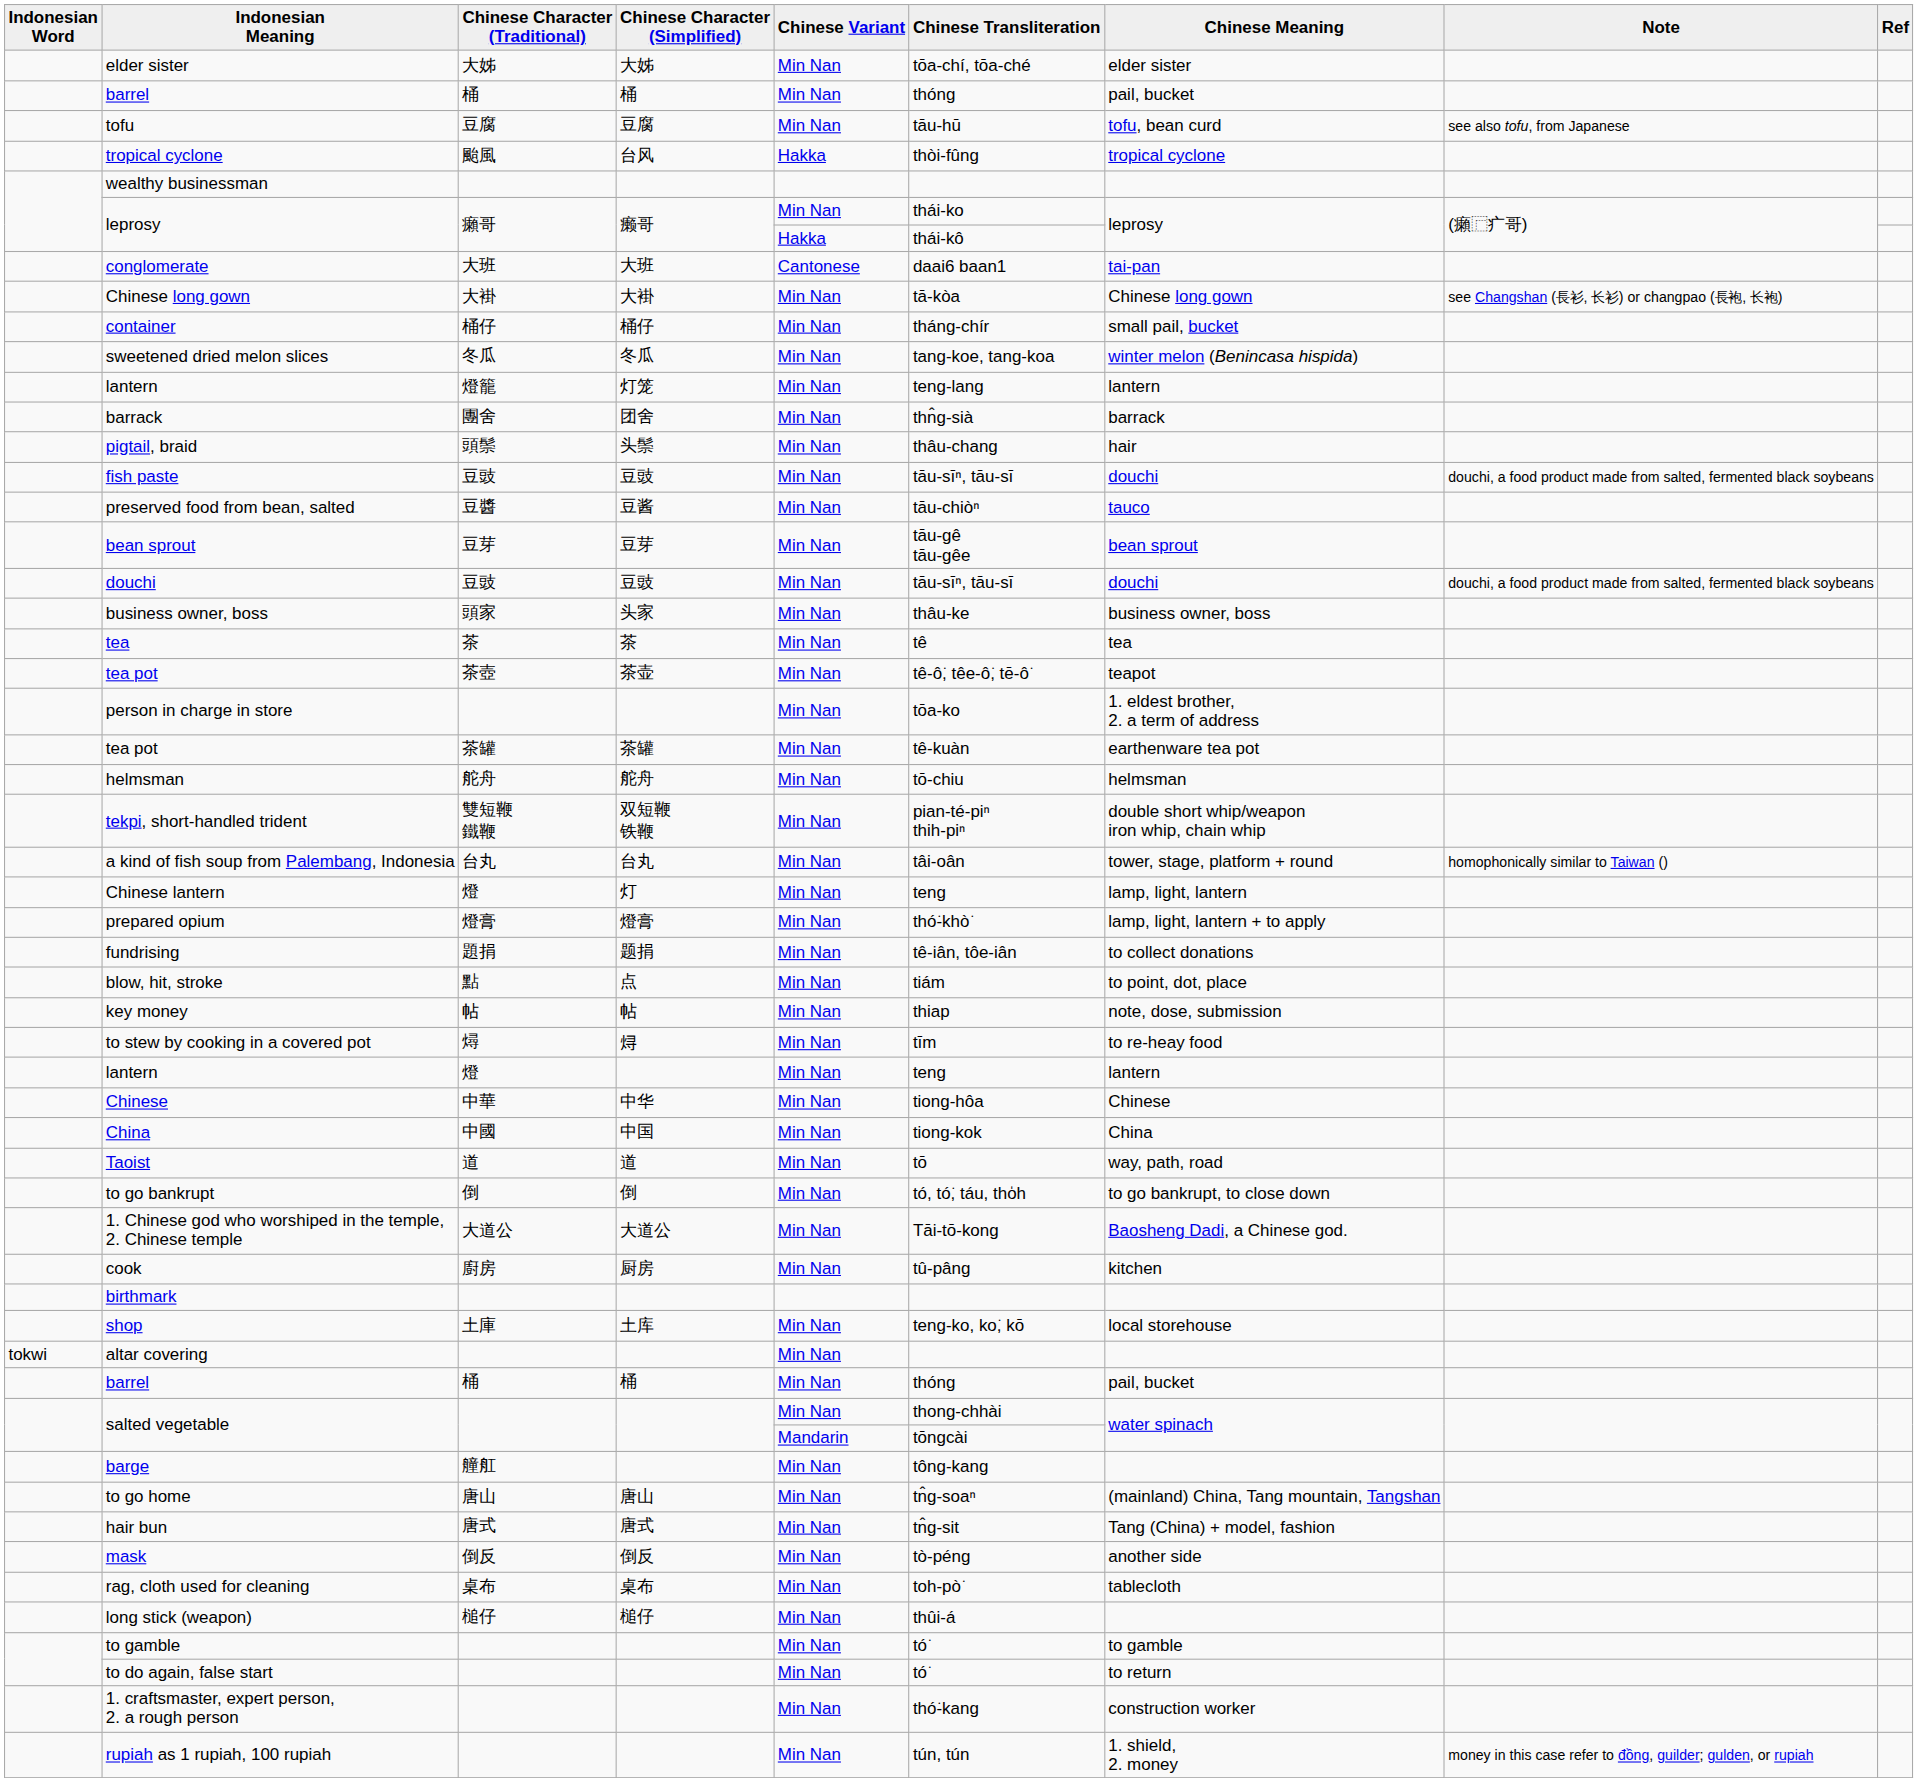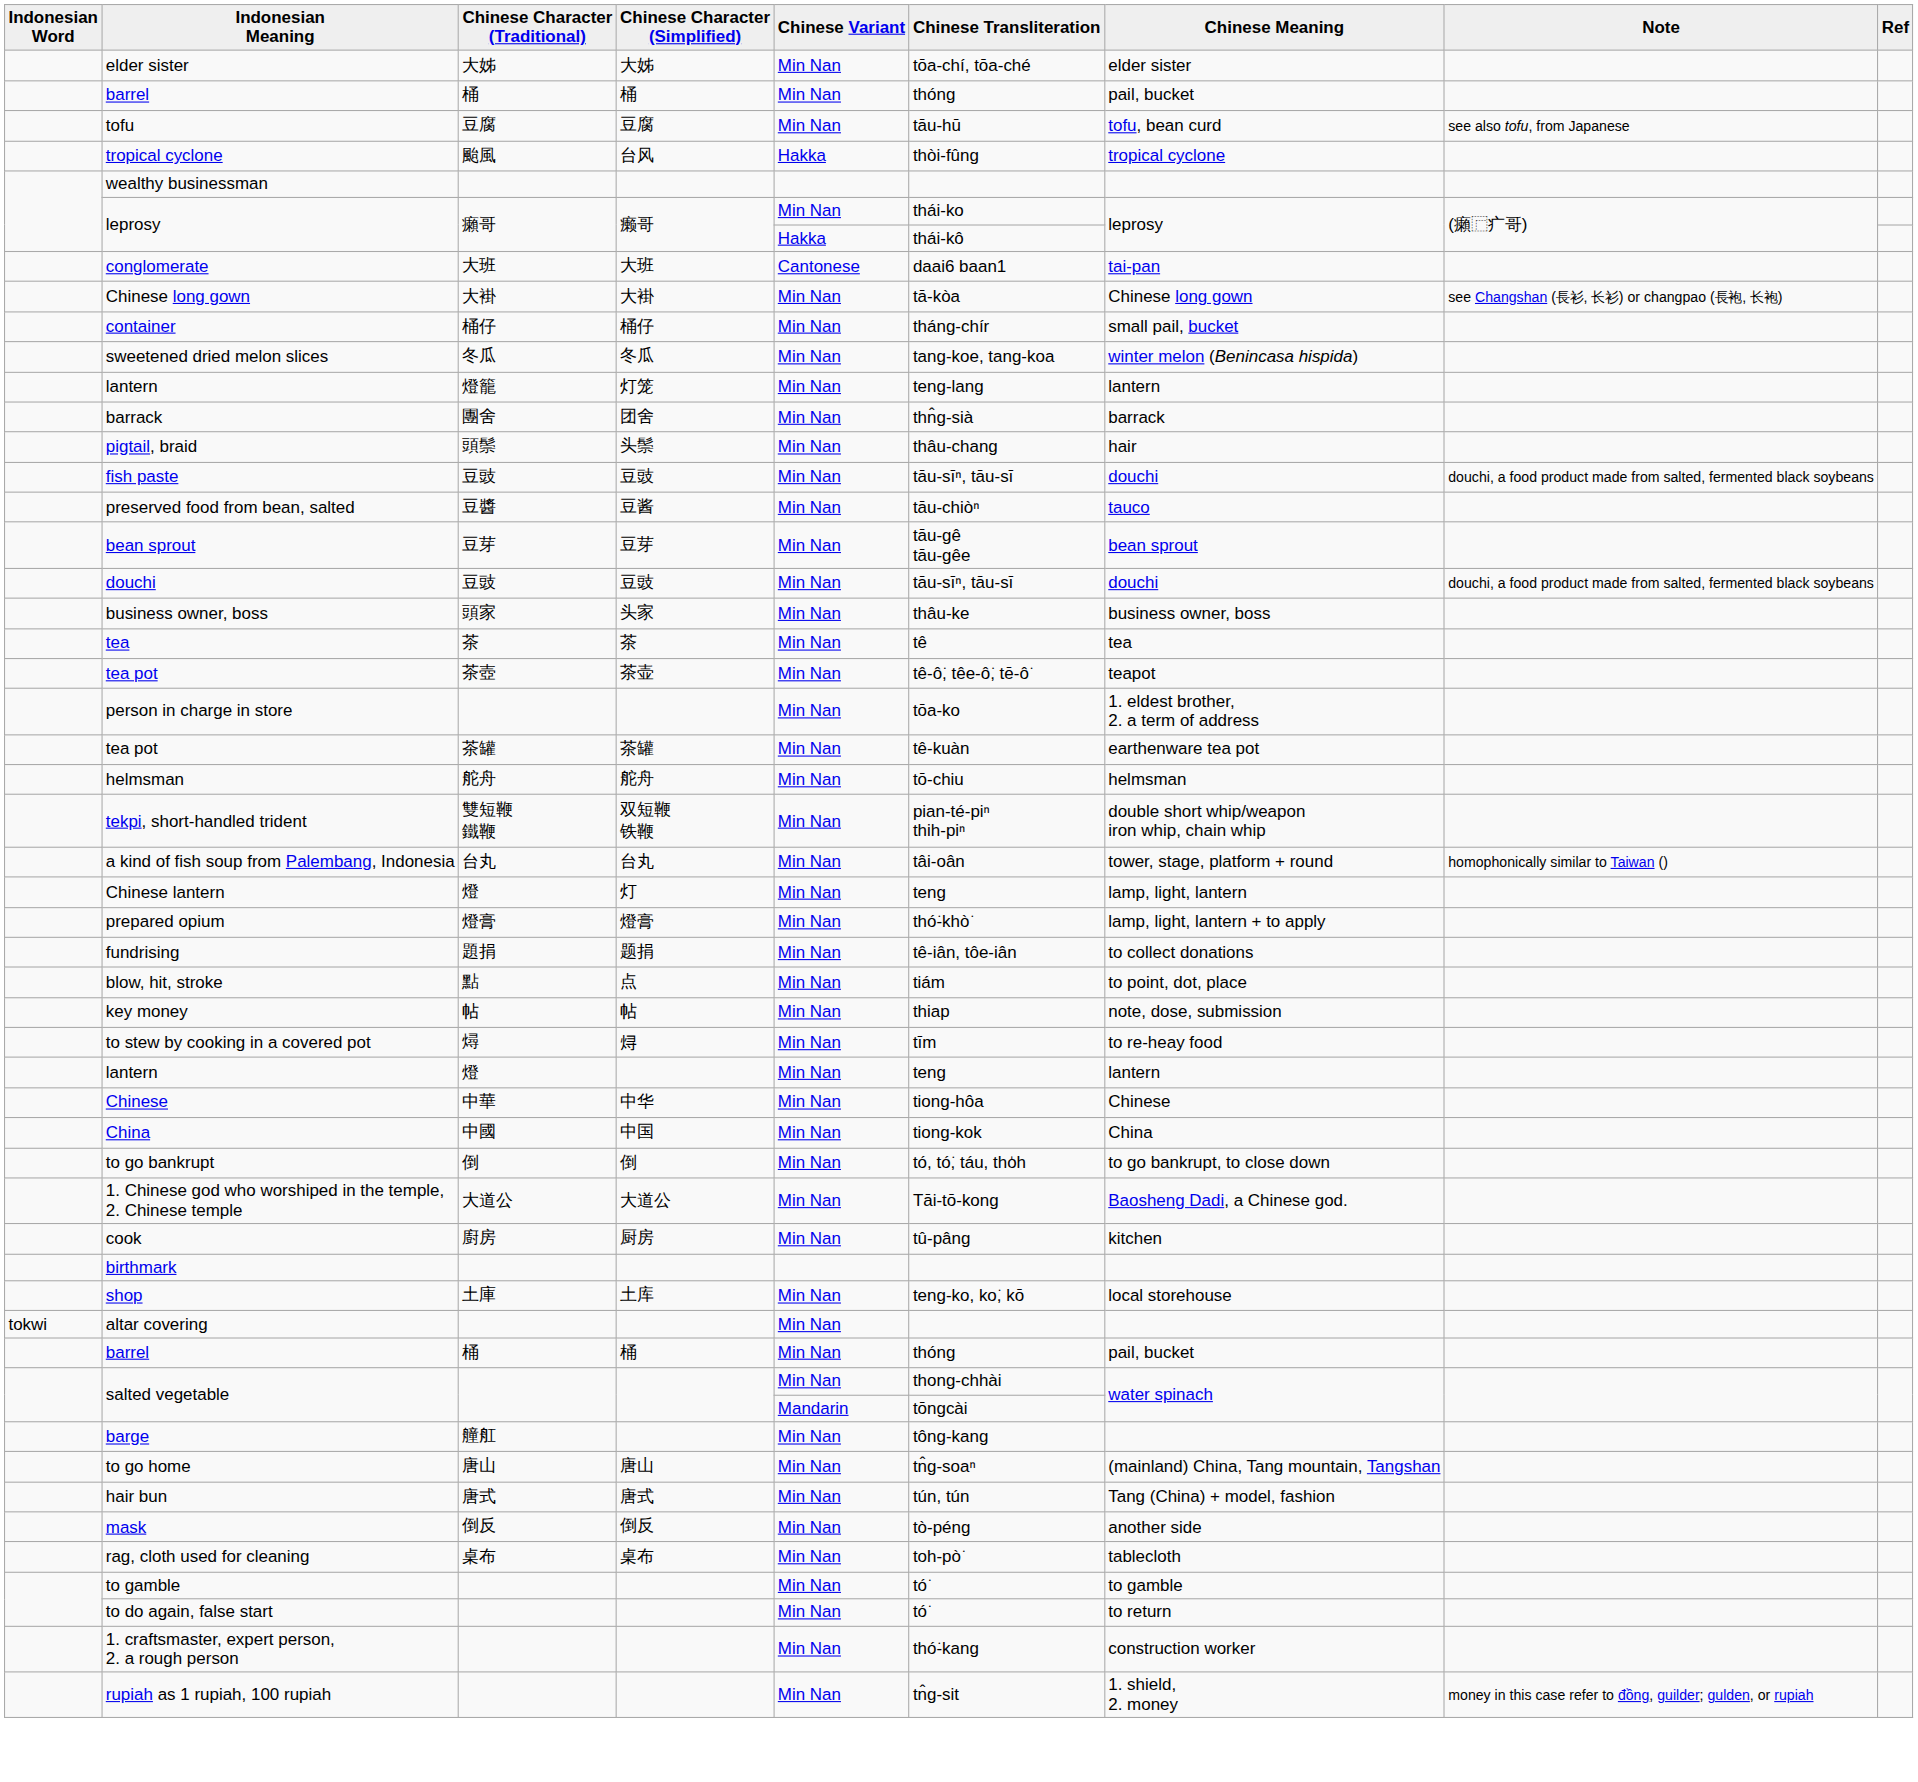- row: (128, 1162)
(936, 1526) tn̂g-sit -> (941, 1496) tún, tún
- row: (179, 1617)
(941, 1754) tún, tún -> (936, 1694) tn̂g-sit
